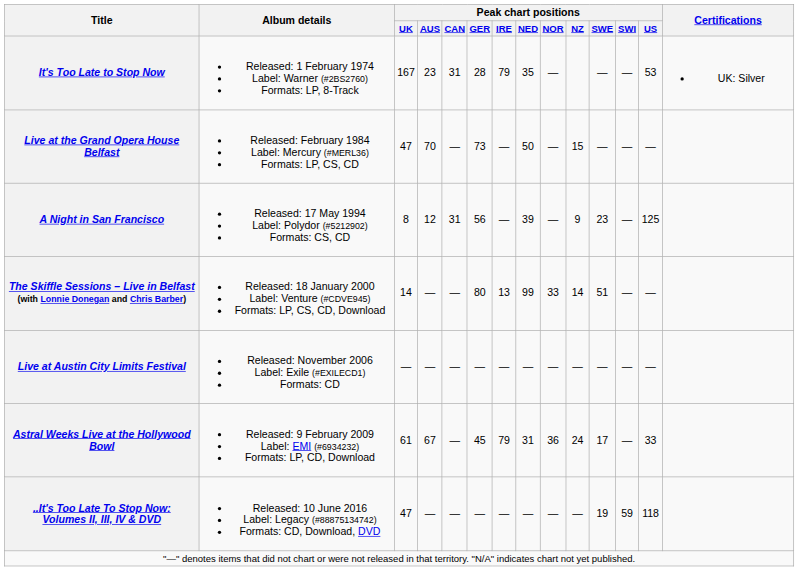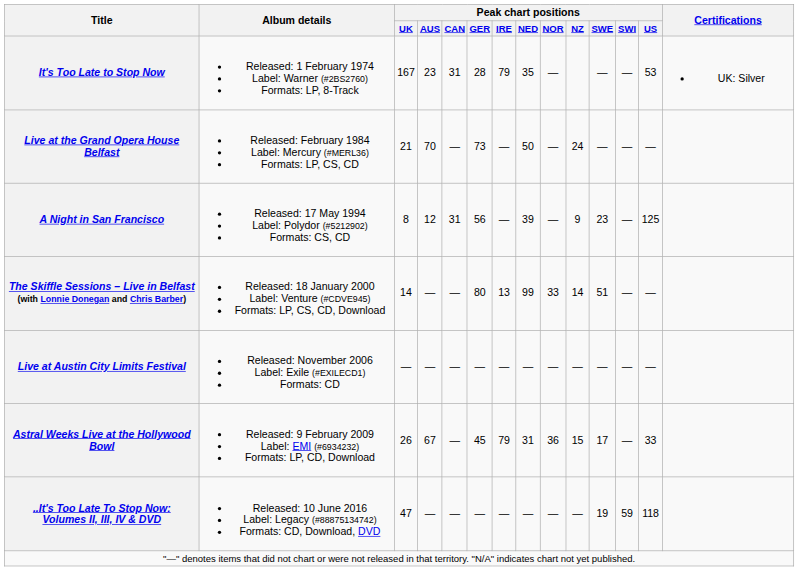(406, 146) 47 -> (406, 146) 21
(578, 146) 15 -> (578, 146) 24
(406, 440) 61 -> (406, 440) 26
(578, 440) 24 -> (578, 440) 15
